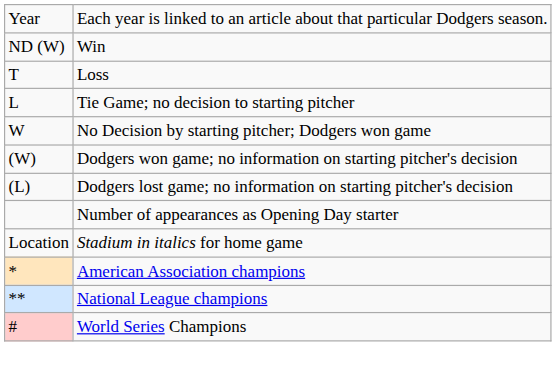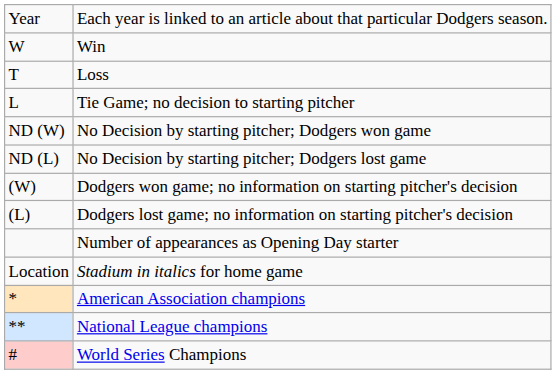(37, 46) ND (W) -> (17, 46) W
(17, 131) W -> (37, 131) ND (W)
+ row: (252, 159)
